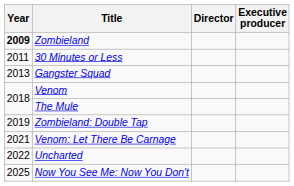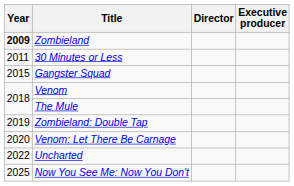(18, 73) 2013 -> (18, 73) 2015
(18, 139) 2021 -> (18, 139) 2020
